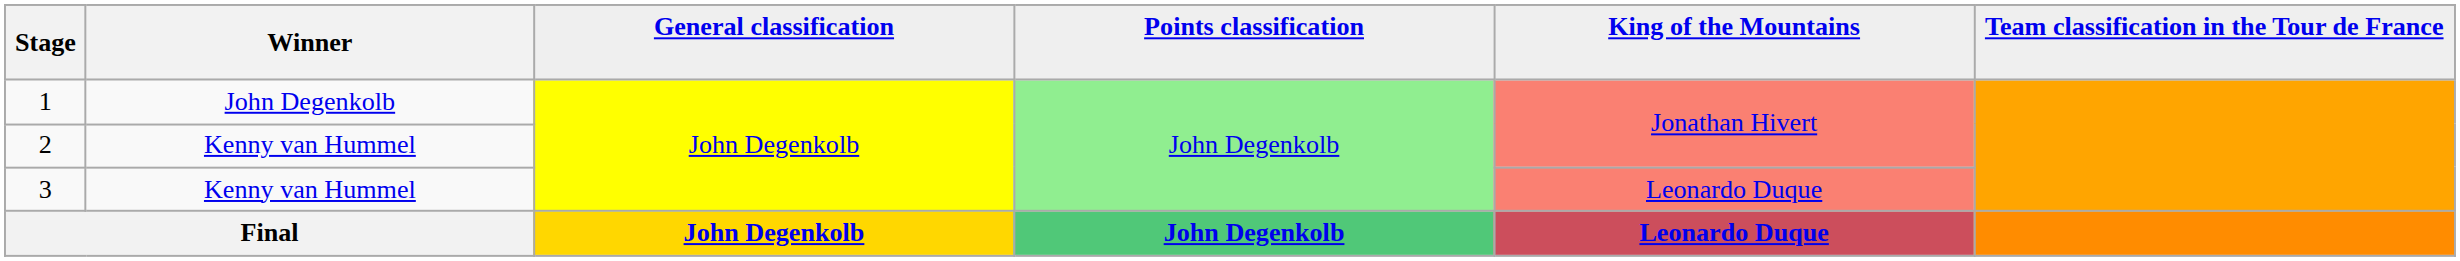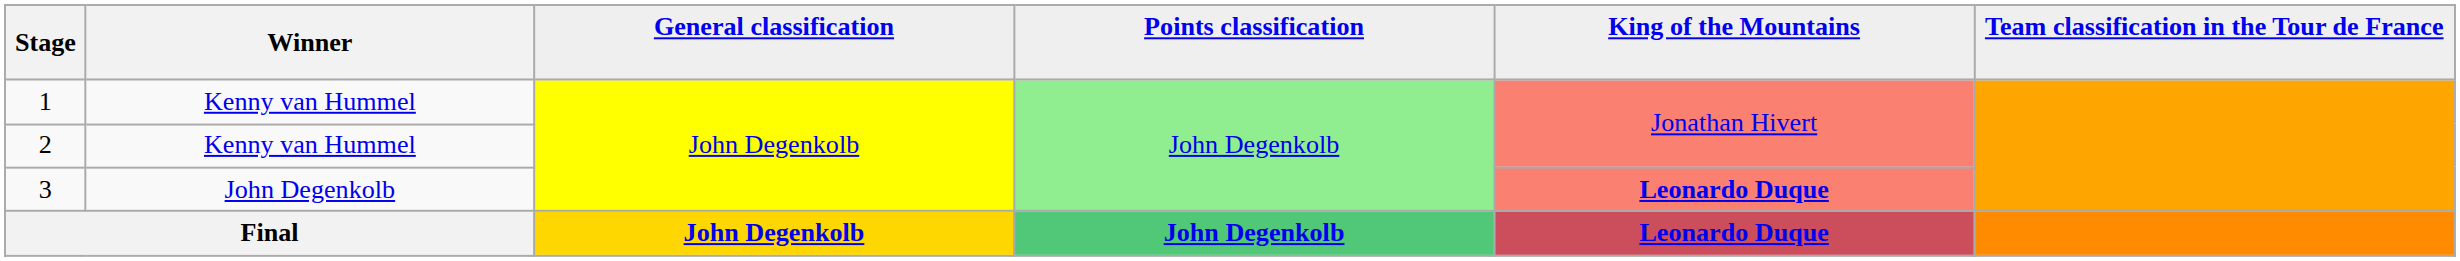(310, 101) John Degenkolb -> (310, 101) Kenny van Hummel
(310, 189) Kenny van Hummel -> (310, 189) John Degenkolb
(1734, 189) normal -> (1734, 189) bold
